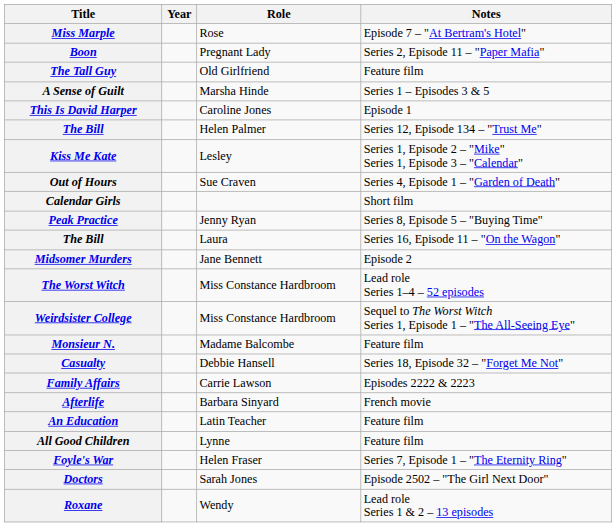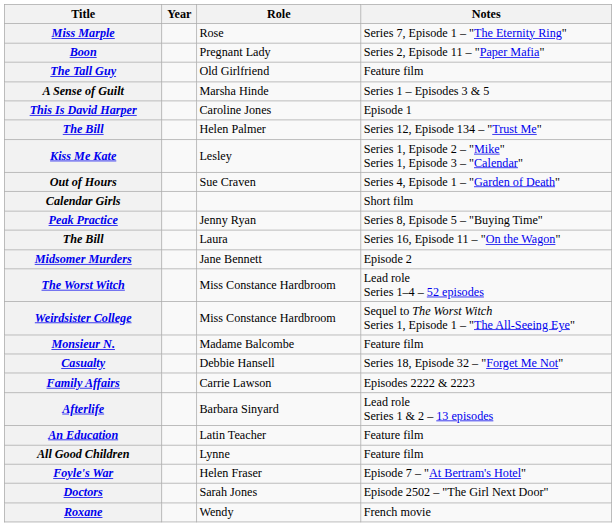(445, 33) Episode 7 – "At Bertram's Hotel" -> (465, 33) Series 7, Episode 1 – "The Eternity Ring"
(397, 402) French movie -> (429, 409) Lead role Series 1 & 2 – 13 episodes
(465, 460) Series 7, Episode 1 – "The Eternity Ring" -> (445, 473) Episode 7 – "At Bertram's Hotel"
(429, 505) Lead role Series 1 & 2 – 13 episodes -> (397, 512) French movie
